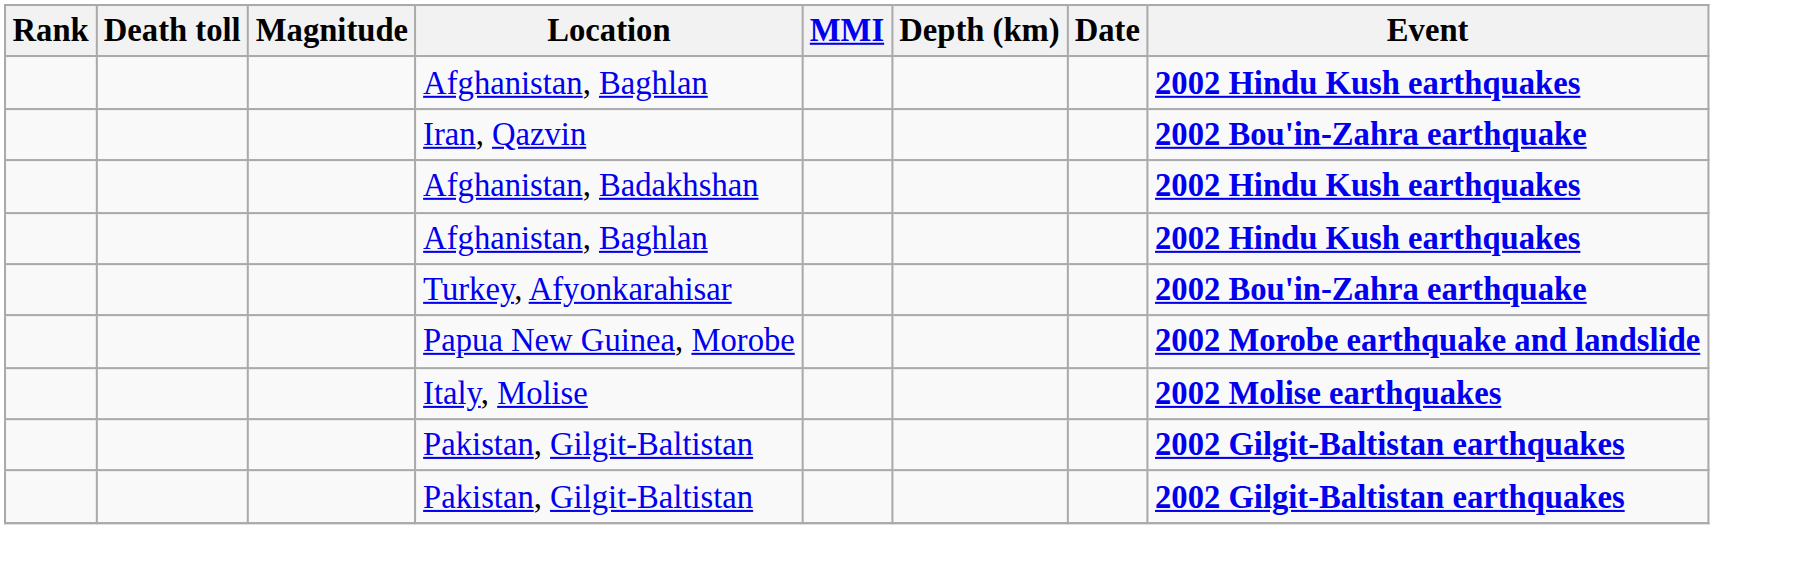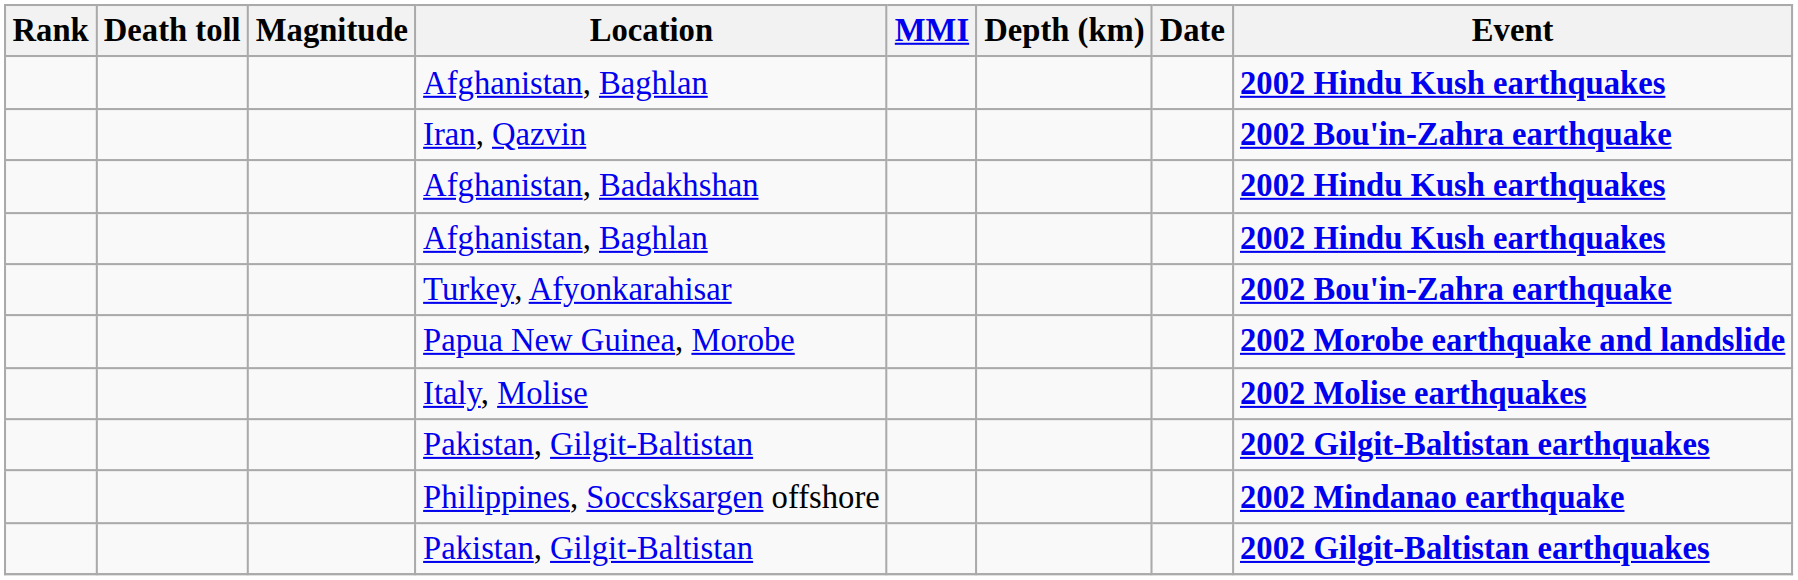+ row: (51, 497)
